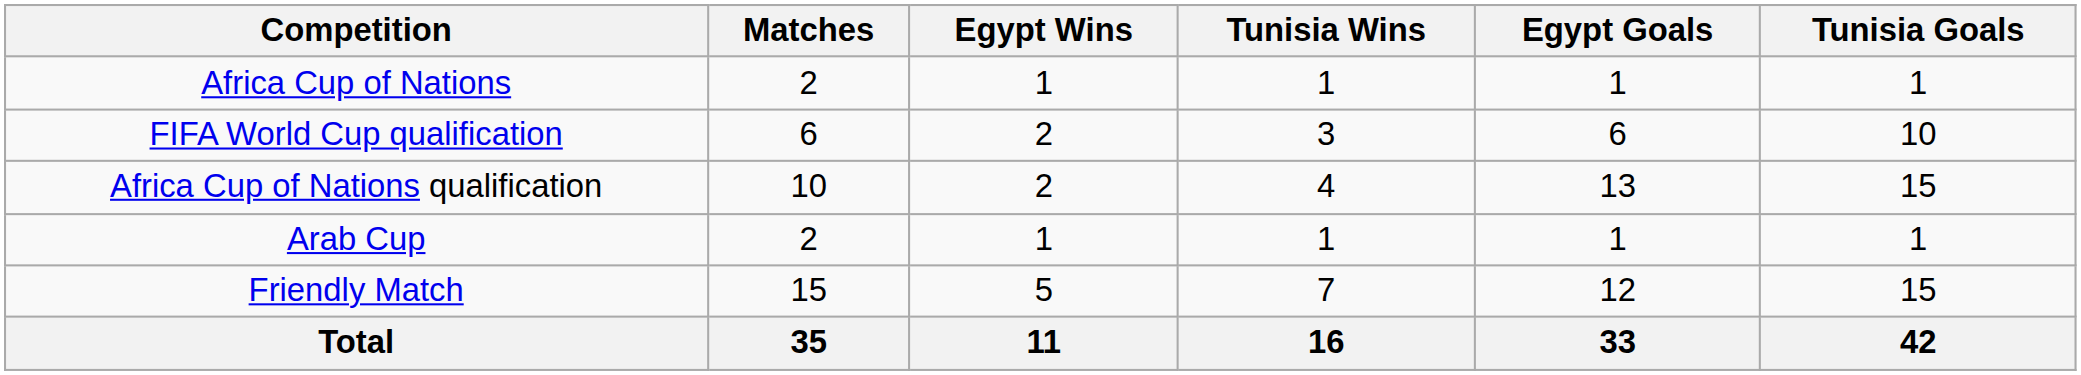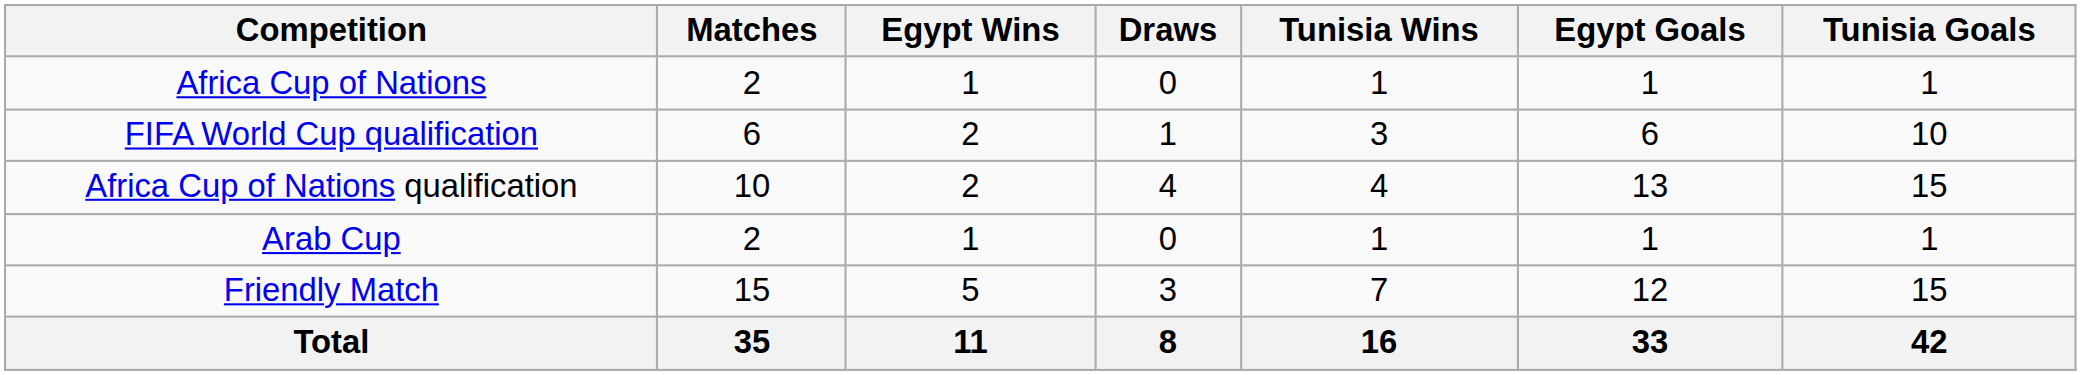+ column: (1168, 30)
